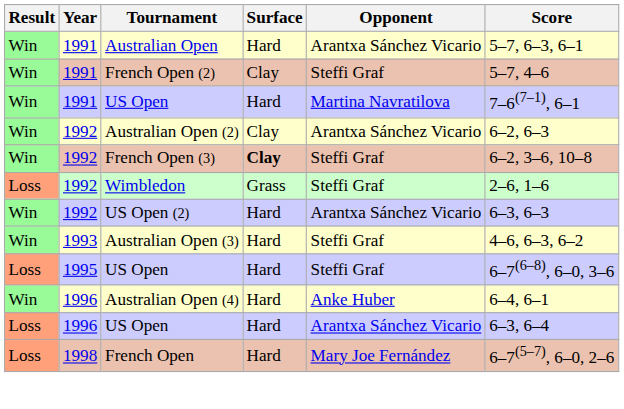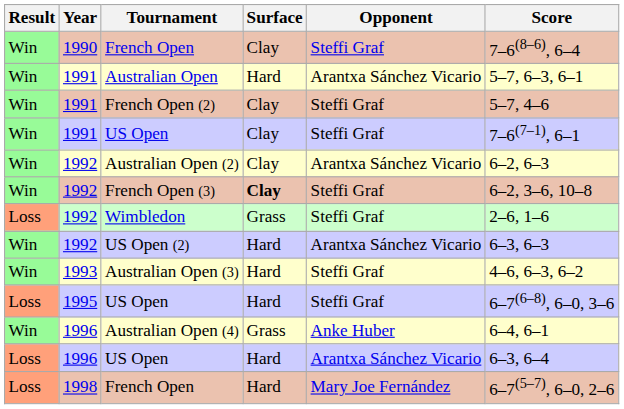+ row: (80, 47)
(264, 101) Hard -> (263, 133) Clay
(380, 101) Martina Navratilova -> (347, 133) Steffi Graf
(264, 298) Hard -> (266, 330) Grass
